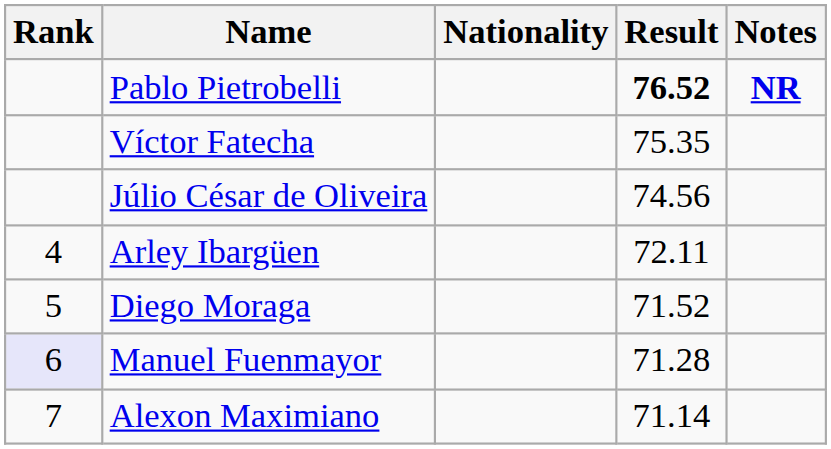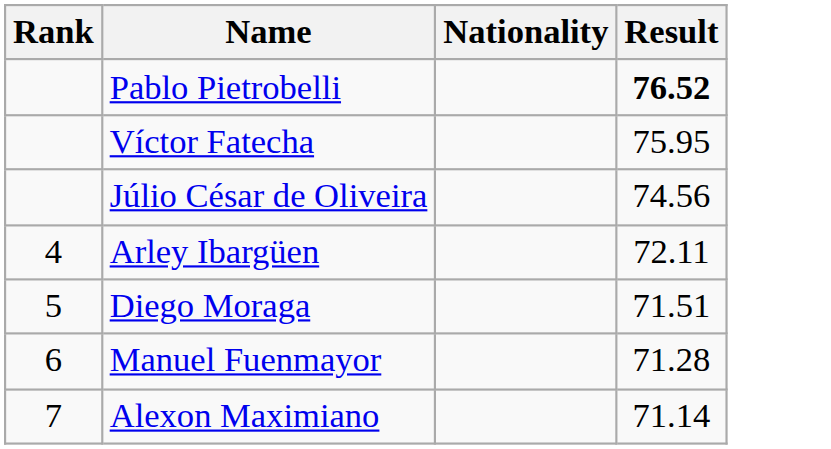- column: (776, 31)
(671, 141) 75.35 -> (671, 141) 75.95
(671, 305) 71.52 -> (671, 305) 71.51
(53, 360) lavender background -> (53, 360) no background
